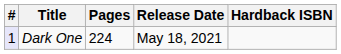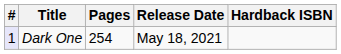(101, 37) 224 -> (101, 37) 254
